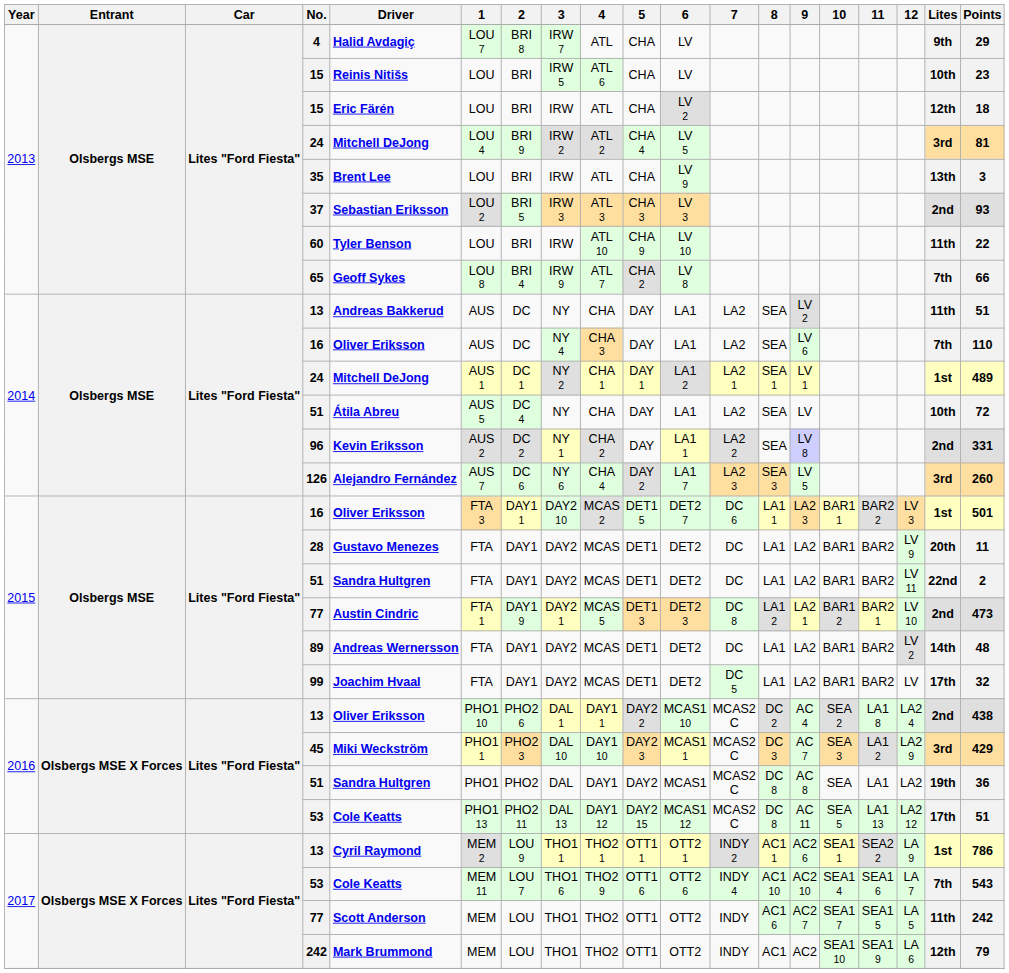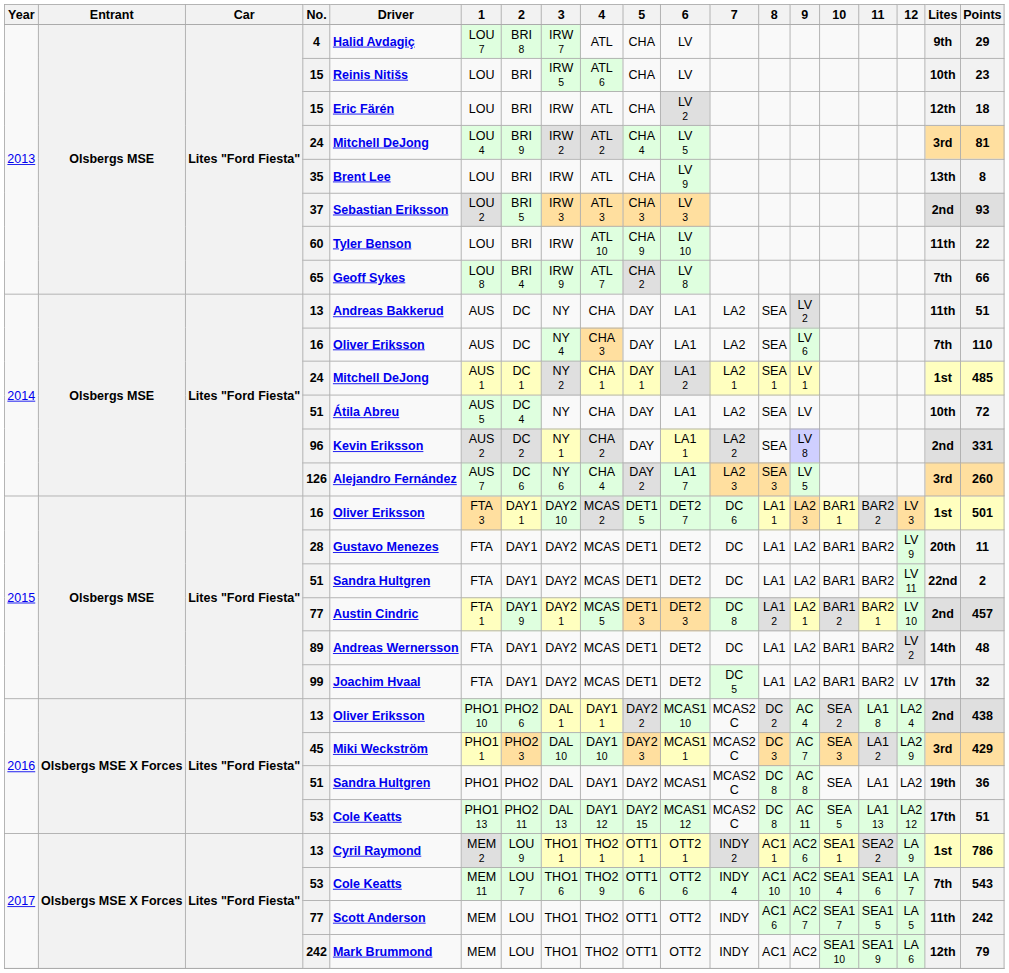(982, 176) 3 -> (982, 176) 8
(982, 379) 489 -> (982, 379) 485
(982, 615) 473 -> (982, 615) 457
